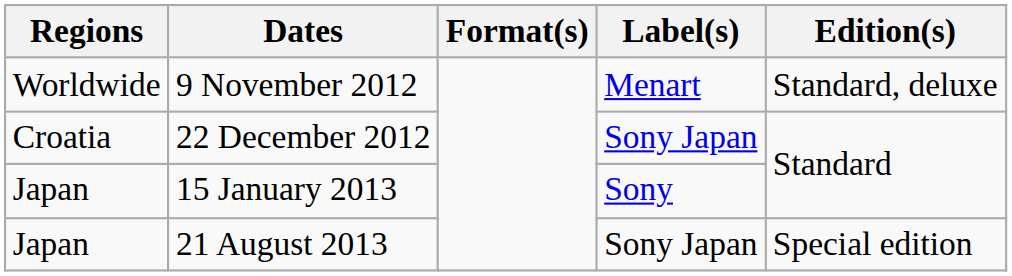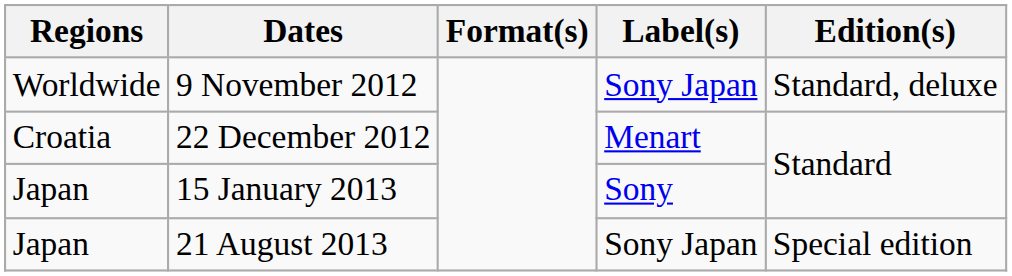(652, 84) Menart -> (681, 84) Sony Japan
(681, 137) Sony Japan -> (652, 137) Menart
